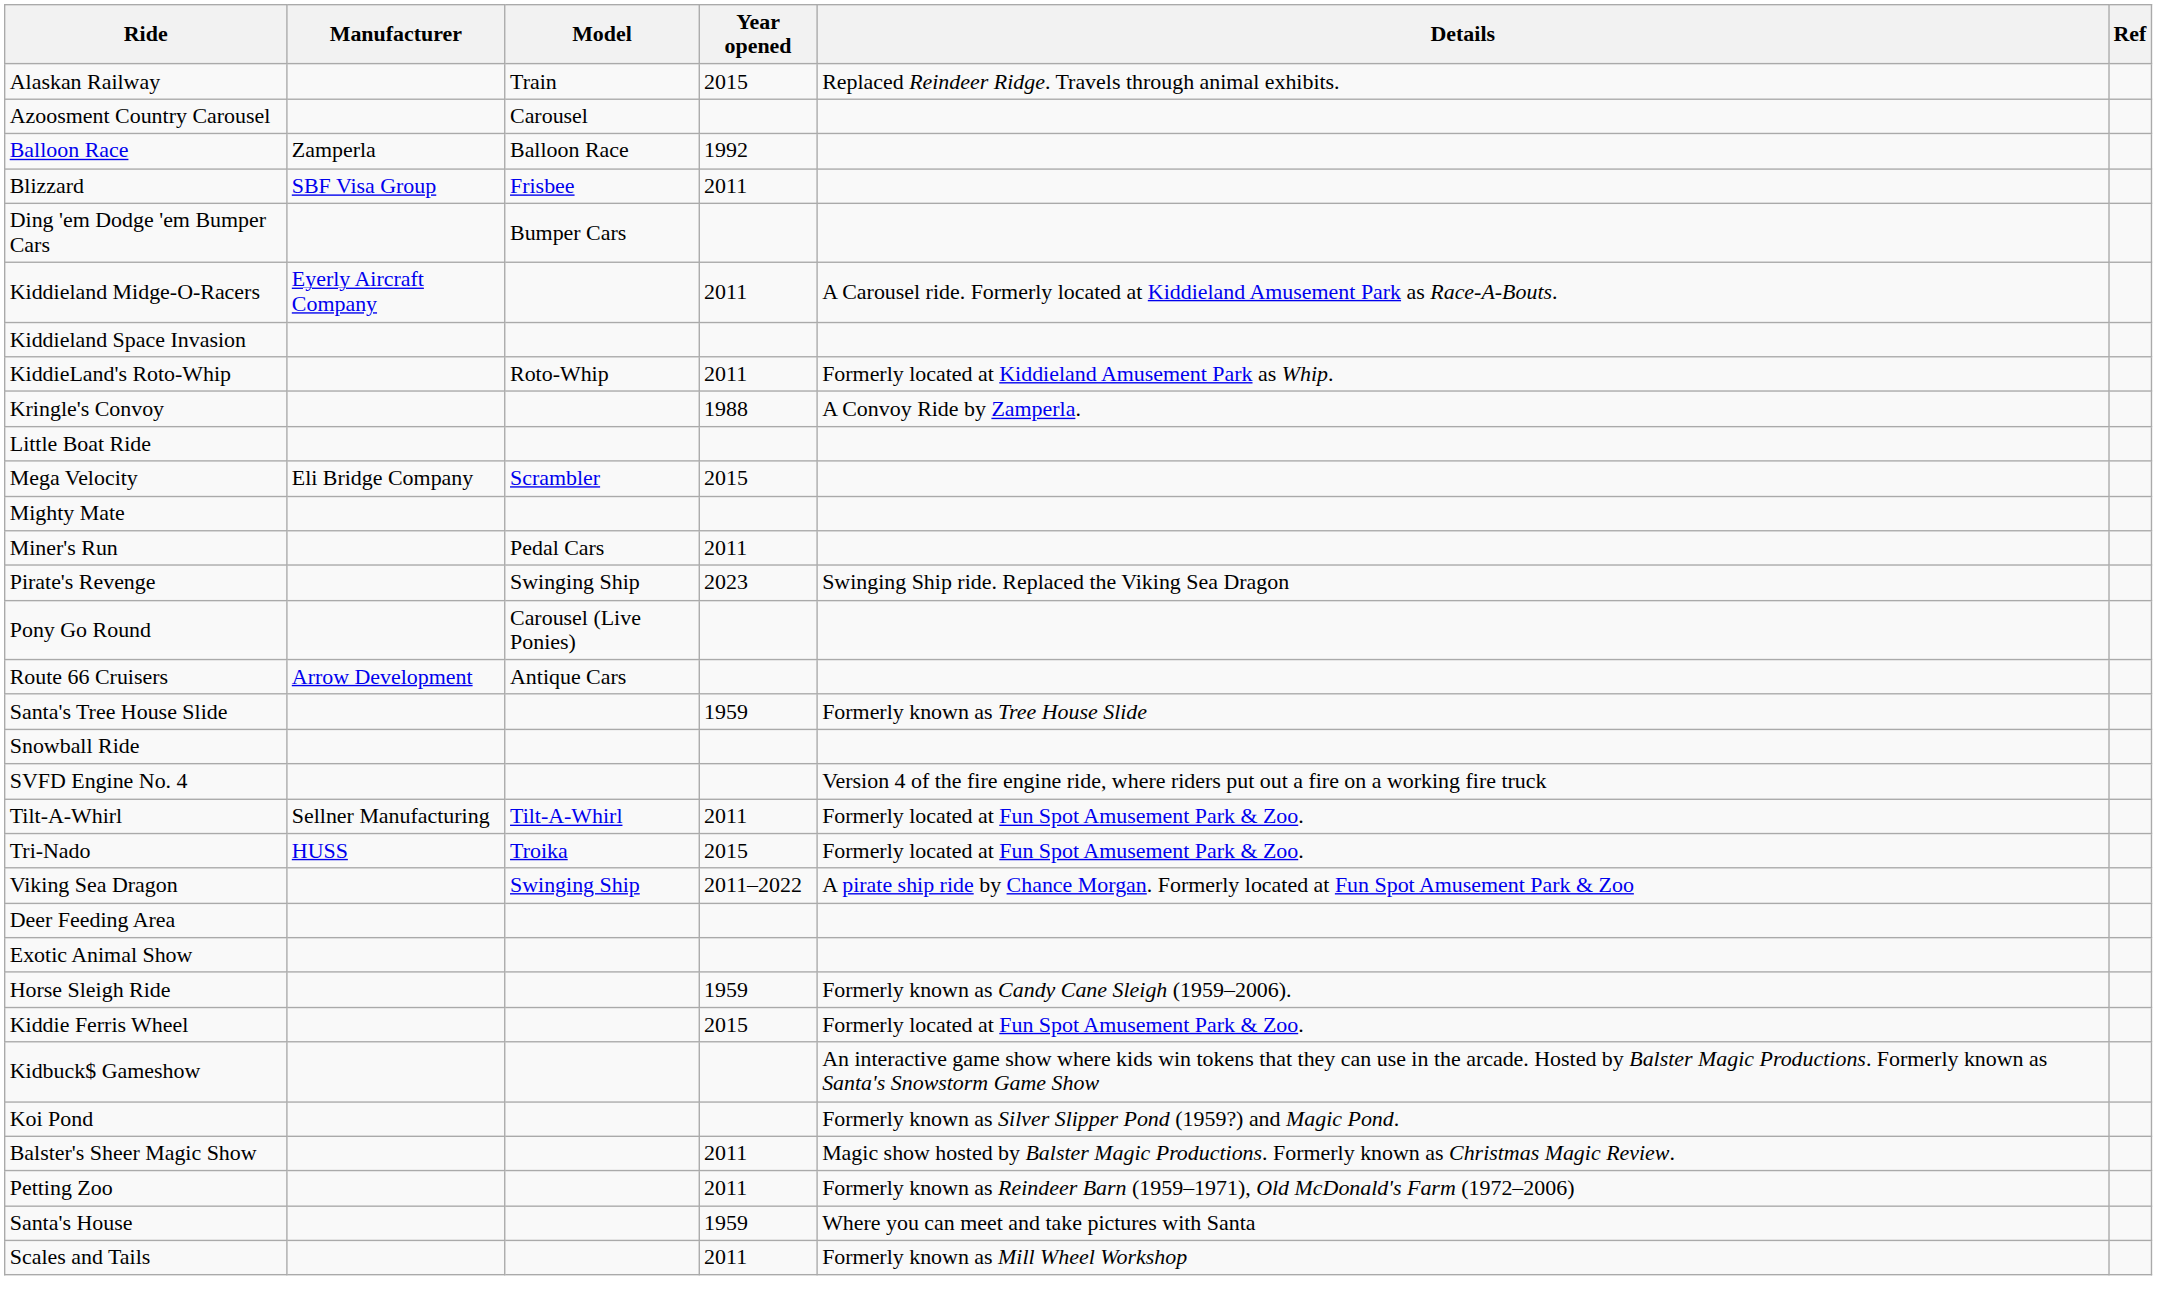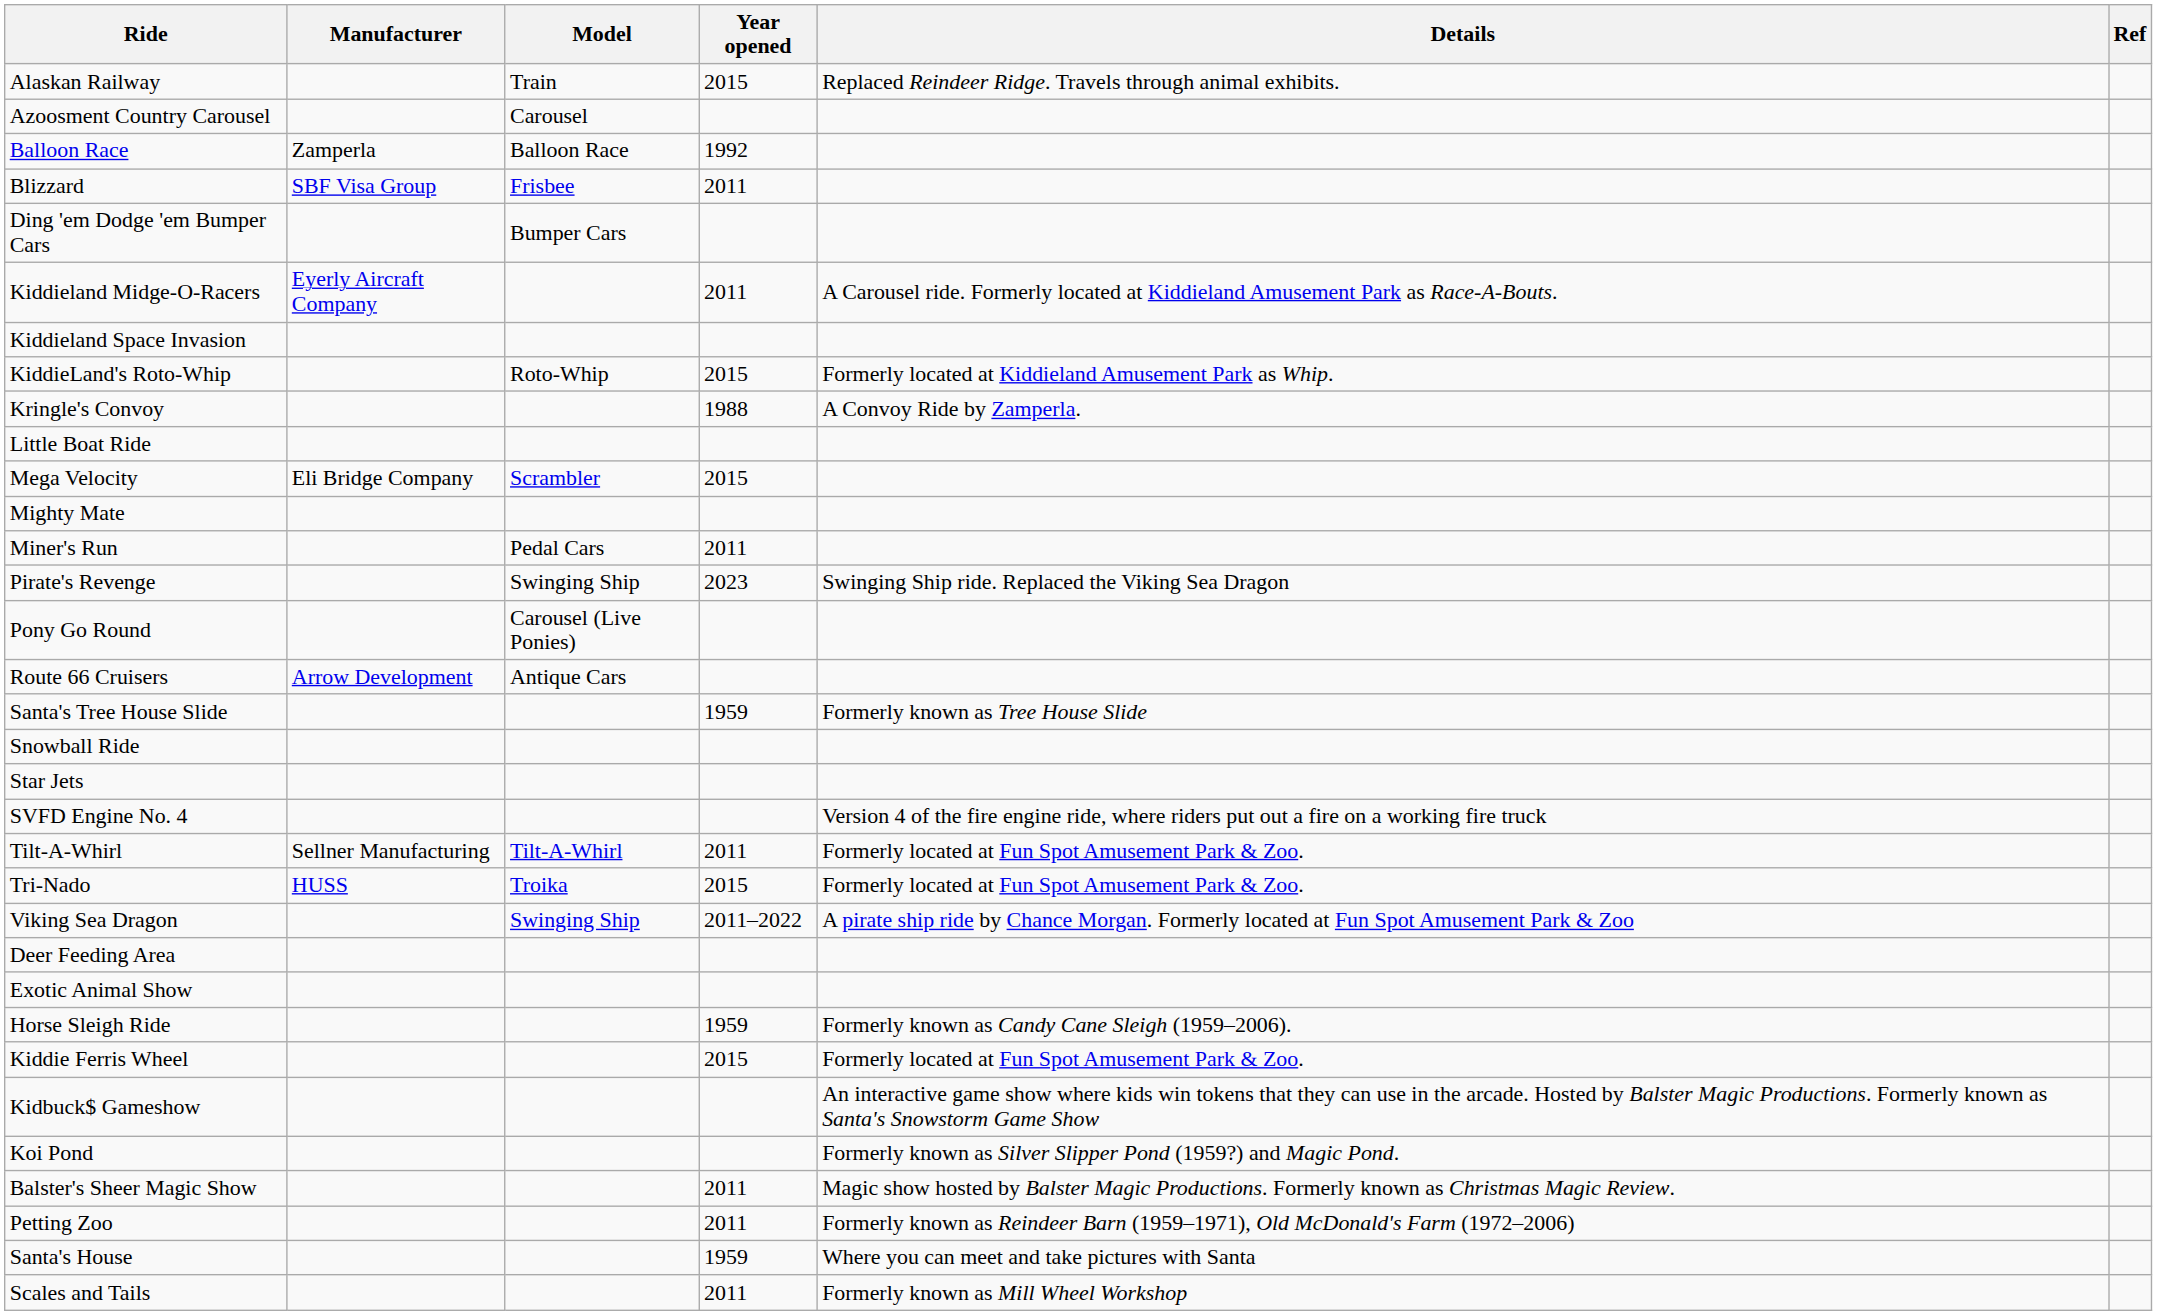(726, 373) 2011 -> (726, 373) 2015
+ row: (47, 781)
